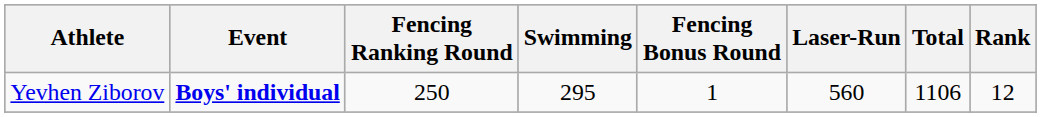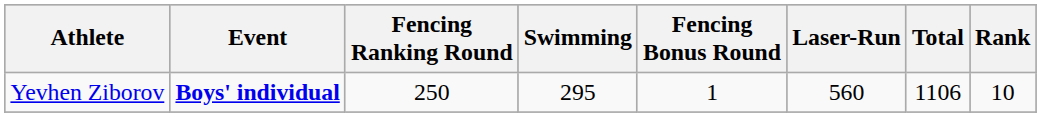(1003, 91) 12 -> (1003, 91) 10
